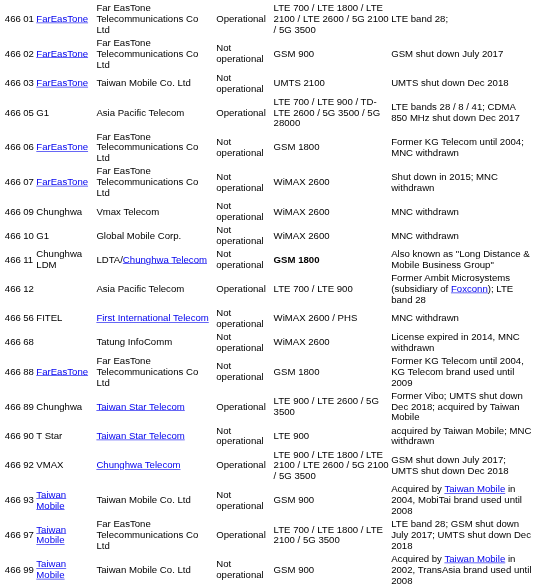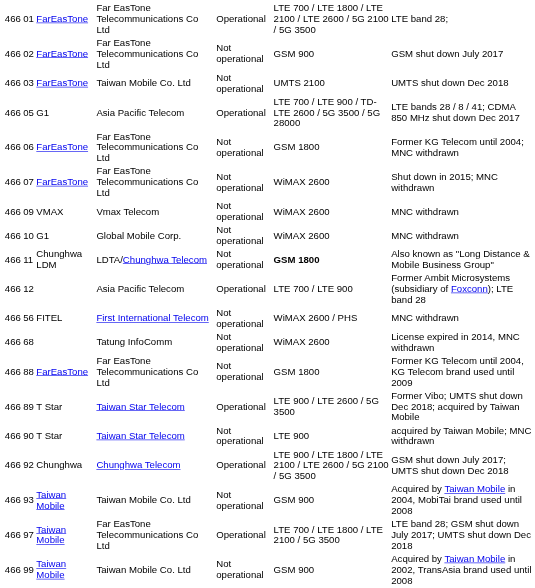(59, 211) Chunghwa -> (50, 211) VMAX
(59, 406) Chunghwa -> (49, 406) T Star
(50, 465) VMAX -> (59, 465) Chunghwa
